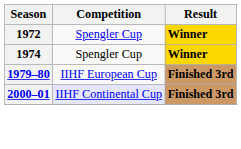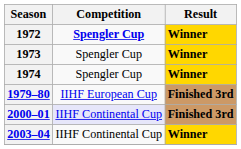(109, 34) normal -> (109, 34) bold
+ row: (28, 54)
+ row: (28, 135)
